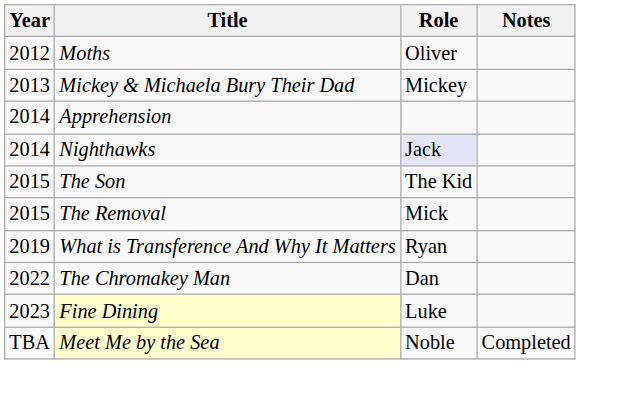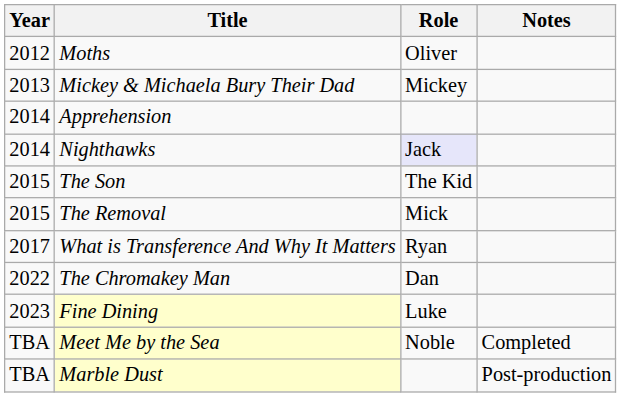(30, 246) 2019 -> (30, 246) 2017
+ row: (111, 375)
